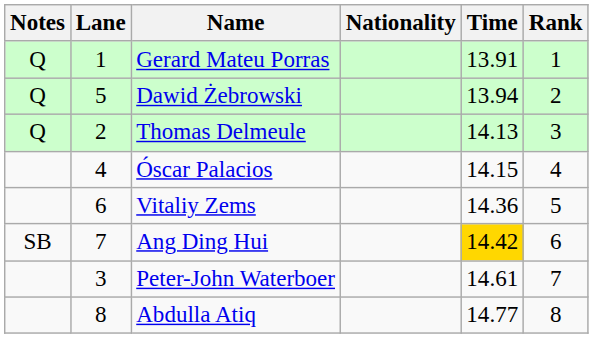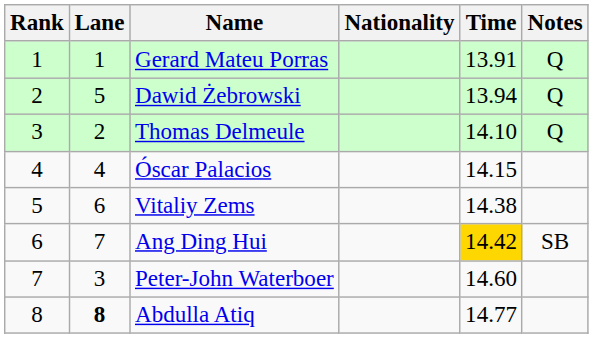columns swapped: (556, 22) <-> (38, 22)
(492, 132) 14.13 -> (491, 132) 14.10
(492, 205) 14.36 -> (491, 205) 14.38
(492, 278) 14.61 -> (491, 278) 14.60
(101, 315) normal -> (99, 315) bold
